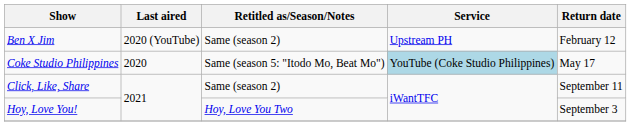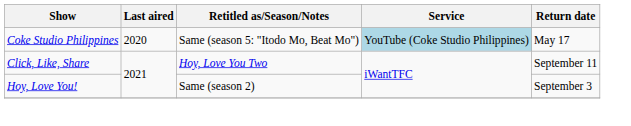- row: (31, 39)
(242, 86) Same (season 2) -> (223, 63) Hoy, Love You Two
(249, 109) Hoy, Love You Two -> (217, 86) Same (season 2)
